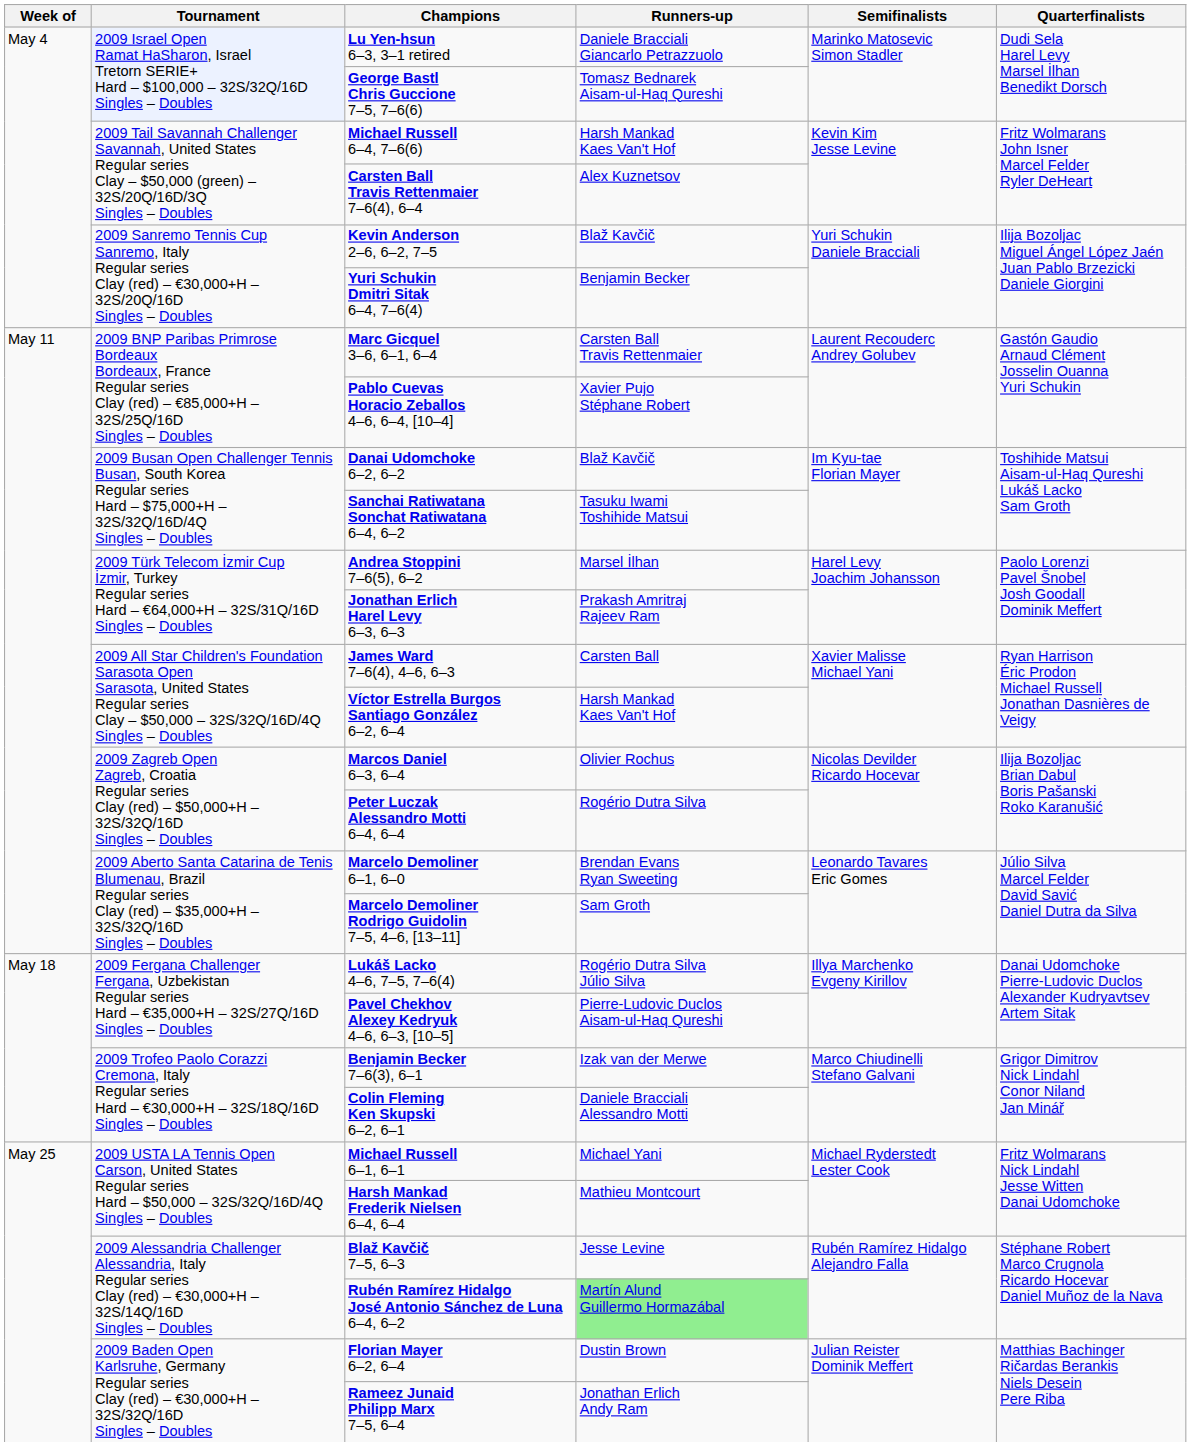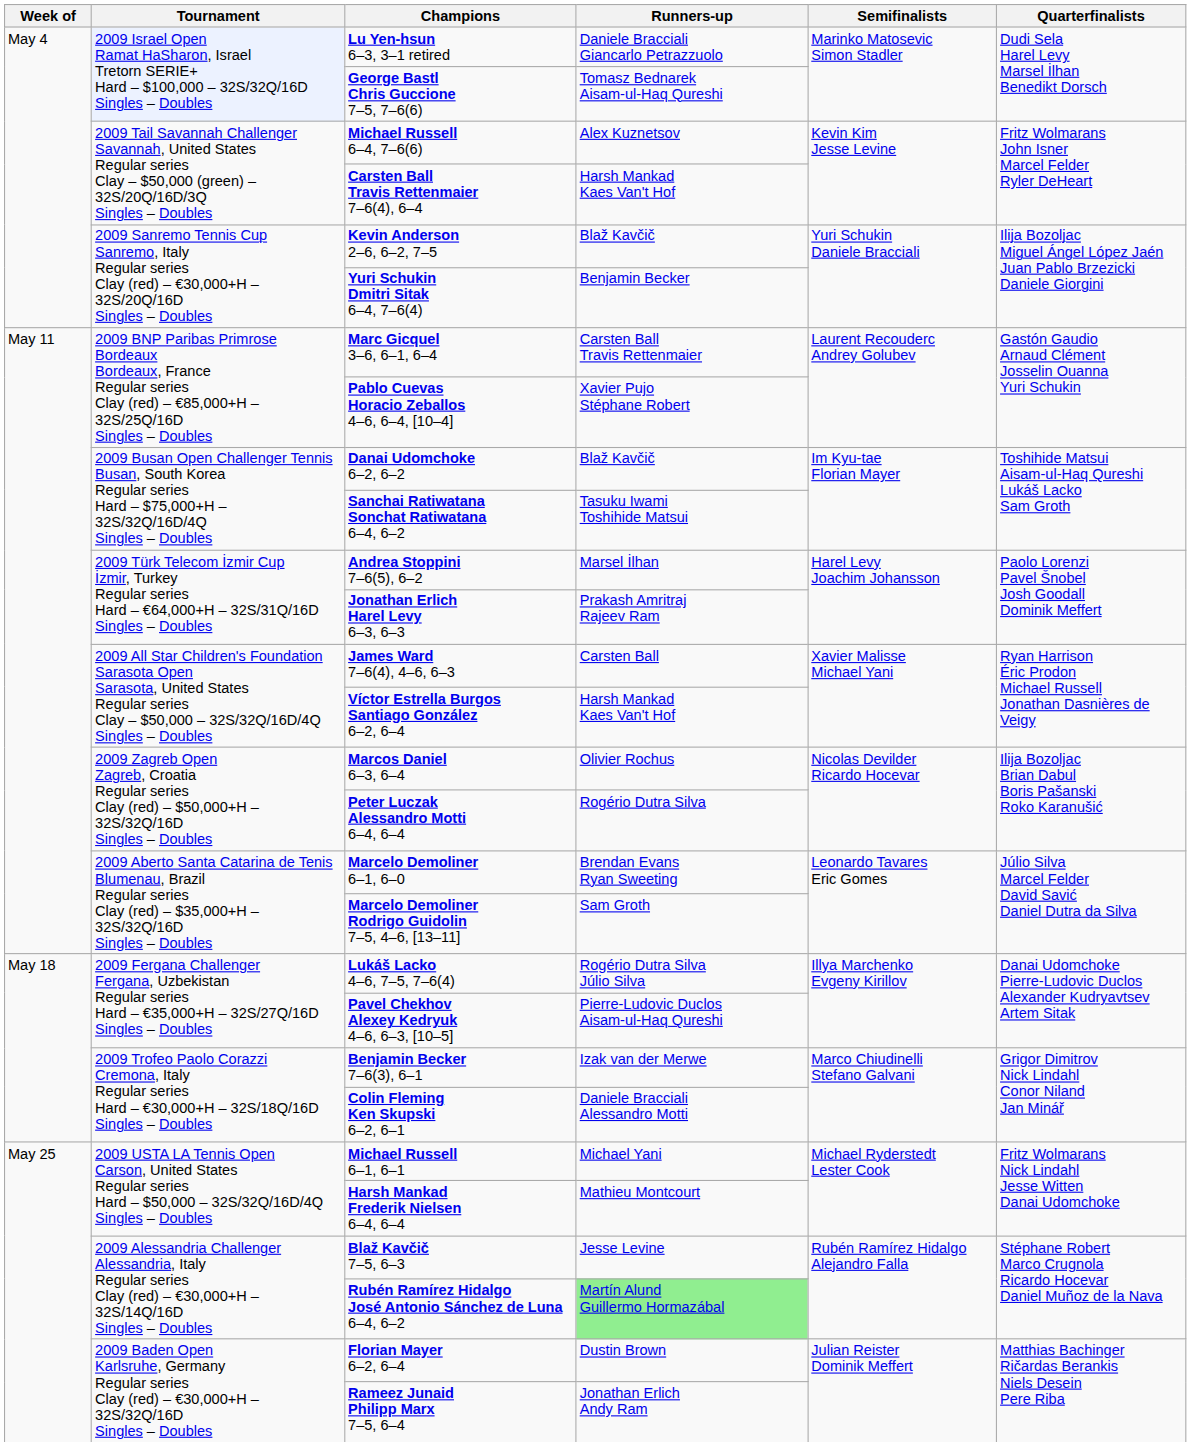(627, 141) Harsh Mankad Kaes Van't Hof -> (630, 133) Alex Kuznetsov
(630, 175) Alex Kuznetsov -> (627, 183) Harsh Mankad Kaes Van't Hof
